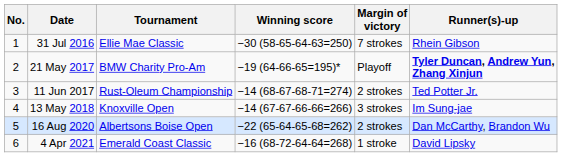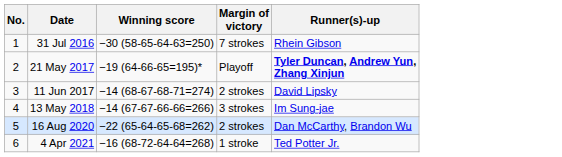- column: (166, 20)
(445, 91) Ted Potter Jr. -> (306, 91) David Lipsky
(444, 144) David Lipsky -> (307, 144) Ted Potter Jr.
